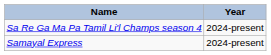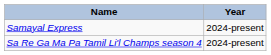rows swapped: (104, 27) <-> (45, 43)
